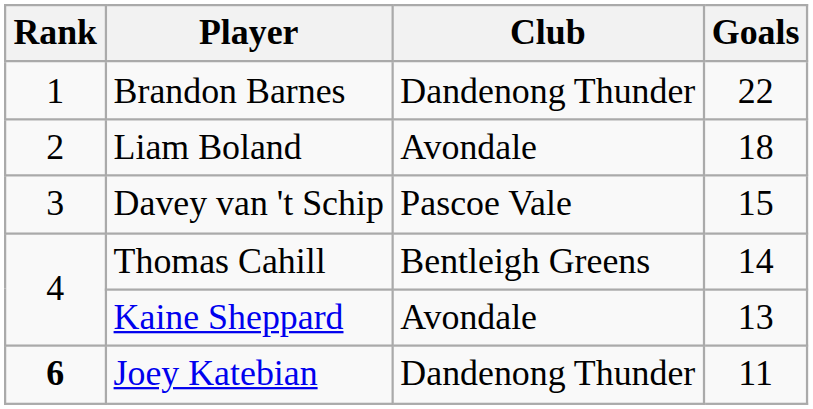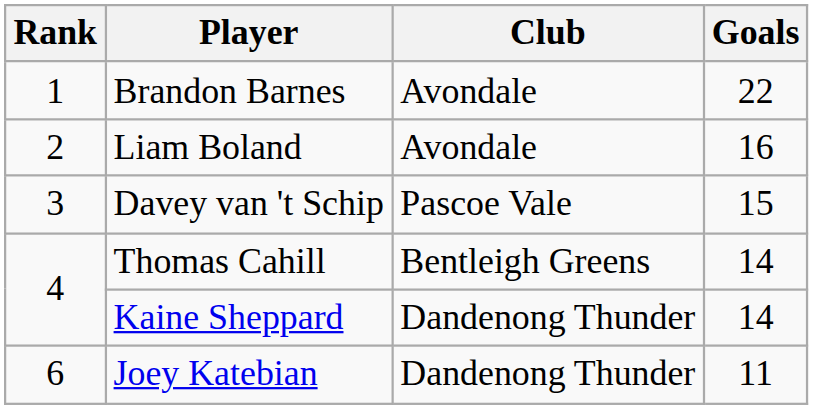(548, 89) Dandenong Thunder -> (469, 89) Avondale
(756, 146) 18 -> (756, 146) 16
(469, 317) Avondale -> (548, 317) Dandenong Thunder
(756, 317) 13 -> (756, 317) 14
(55, 373) bold -> (55, 373) normal
